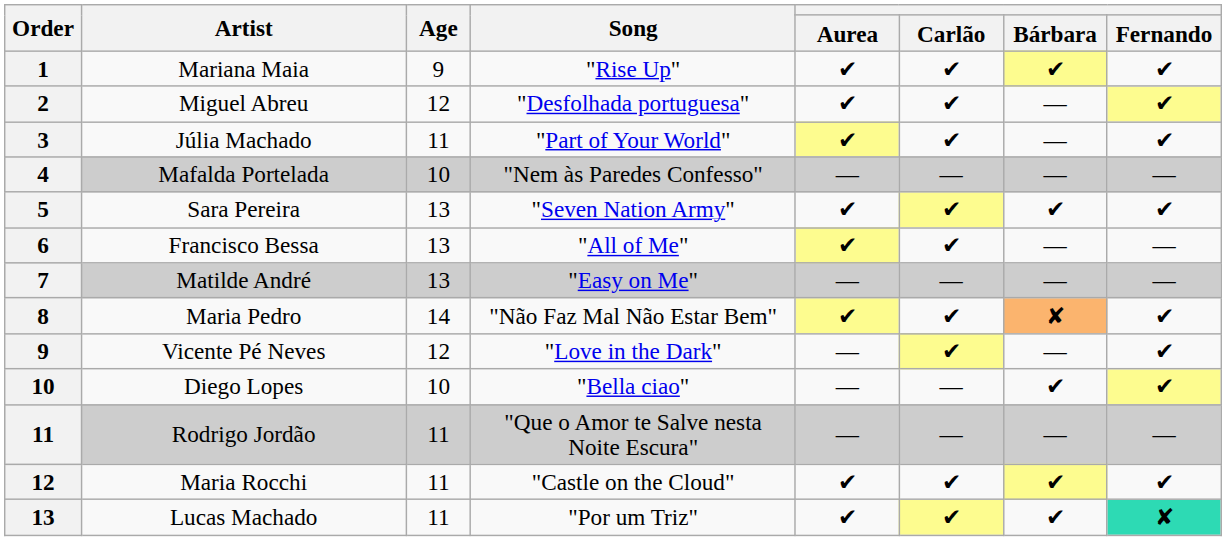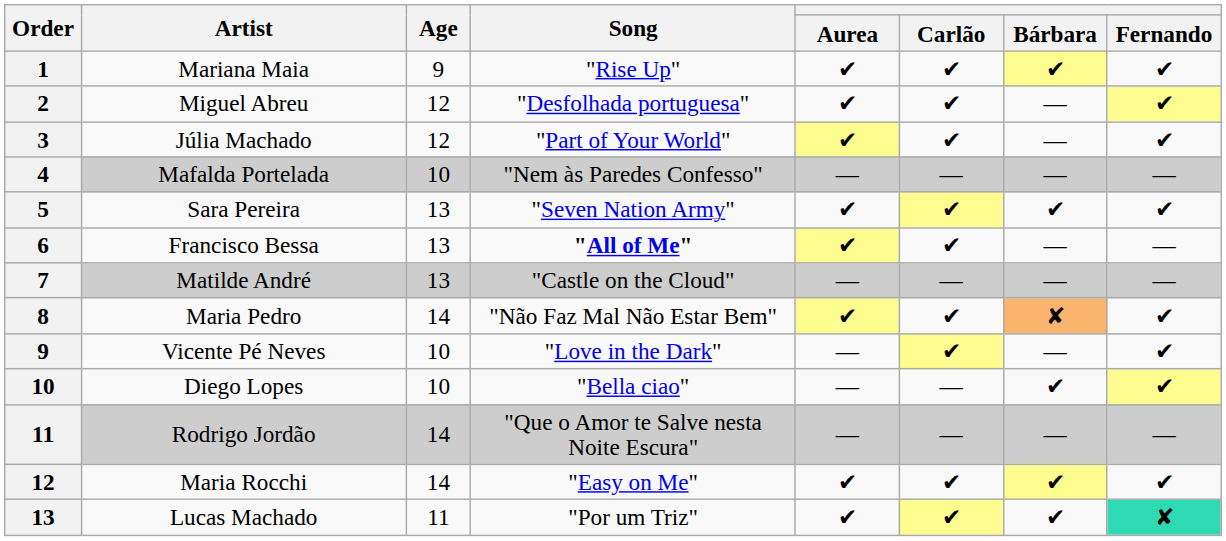(438, 139) 11 -> (438, 139) 12
(633, 245) normal -> (633, 245) bold
(633, 280) "Easy on Me" -> (633, 280) "Castle on the Cloud"
(438, 351) 12 -> (438, 351) 10
(438, 434) 11 -> (438, 434) 14
(438, 482) 11 -> (438, 482) 14
(633, 482) "Castle on the Cloud" -> (633, 482) "Easy on Me"
